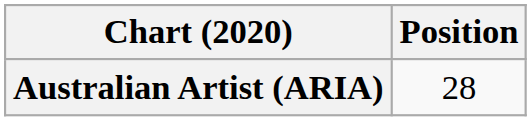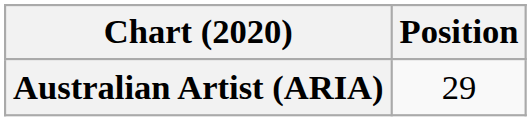(459, 86) 28 -> (459, 86) 29
